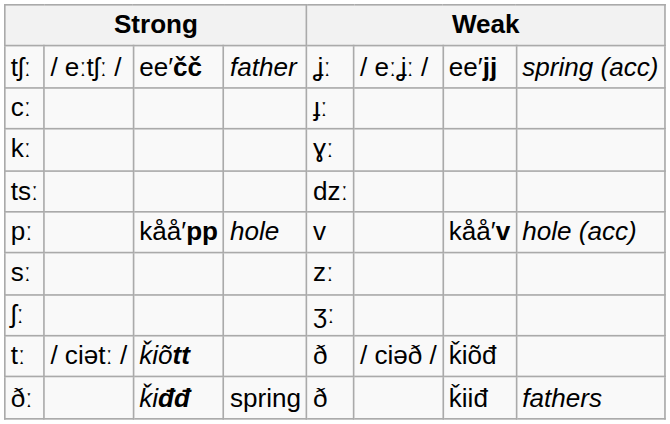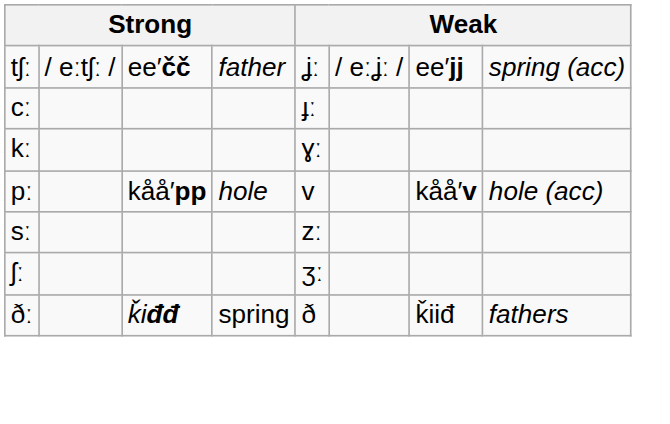- row: (25, 190)
- row: (18, 356)
